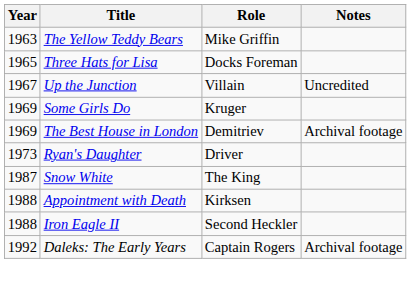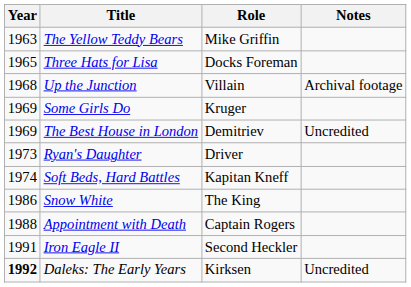(22, 85) 1967 -> (22, 85) 1968
(337, 85) Uncredited -> (353, 85) Archival footage
(353, 131) Archival footage -> (337, 131) Uncredited
+ row: (112, 177)
(22, 177) 1987 -> (22, 200) 1986
(228, 200) Kirksen -> (250, 223) Captain Rogers
(22, 223) 1988 -> (22, 246) 1991
(22, 246) normal -> (22, 270) bold
(250, 246) Captain Rogers -> (228, 270) Kirksen
(353, 246) Archival footage -> (337, 270) Uncredited
